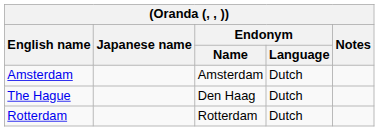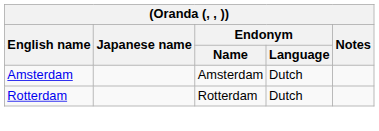- row: (39, 95)
